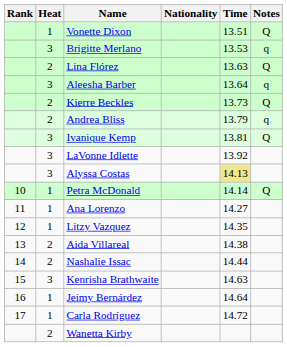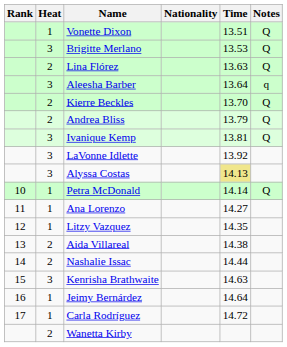(266, 48) q -> (266, 48) Q
(235, 102) 13.73 -> (235, 102) 13.70
(266, 119) q -> (266, 119) Q
